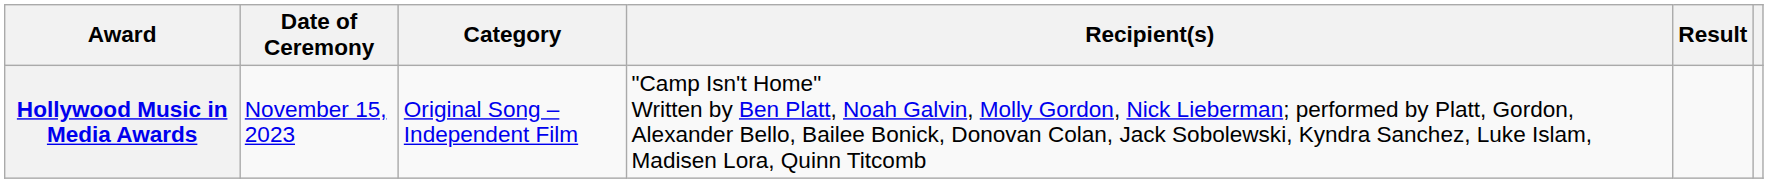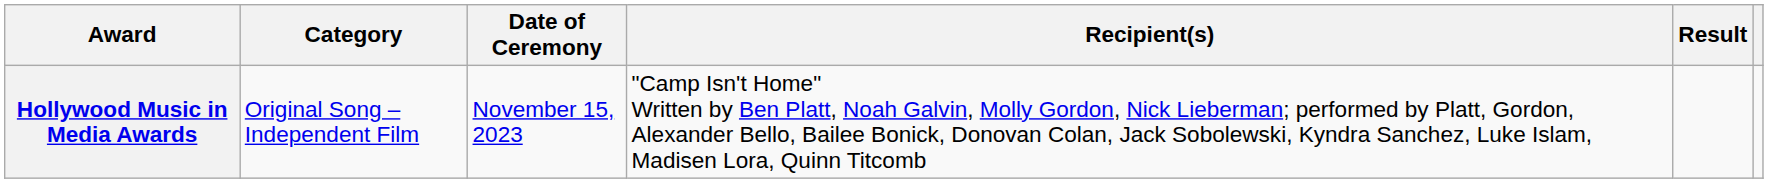columns swapped: (319, 35) <-> (512, 35)
